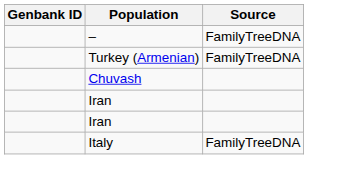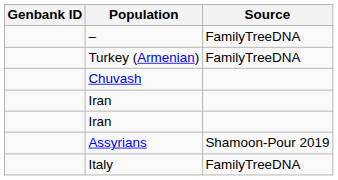+ row: (118, 143)
